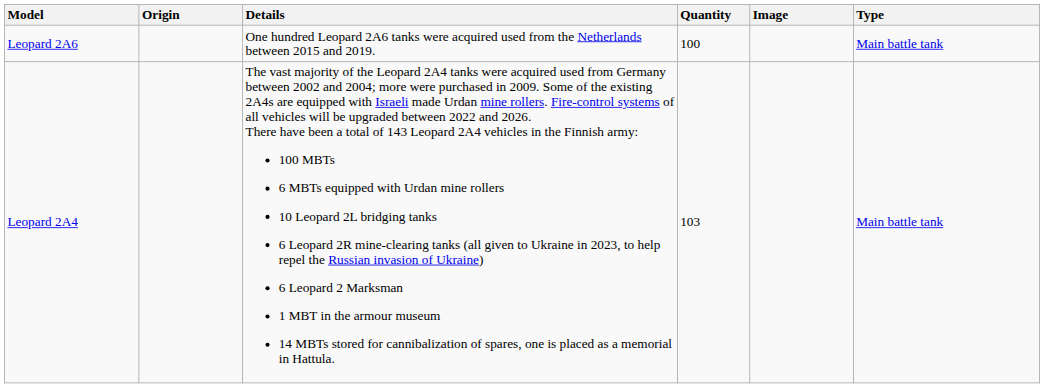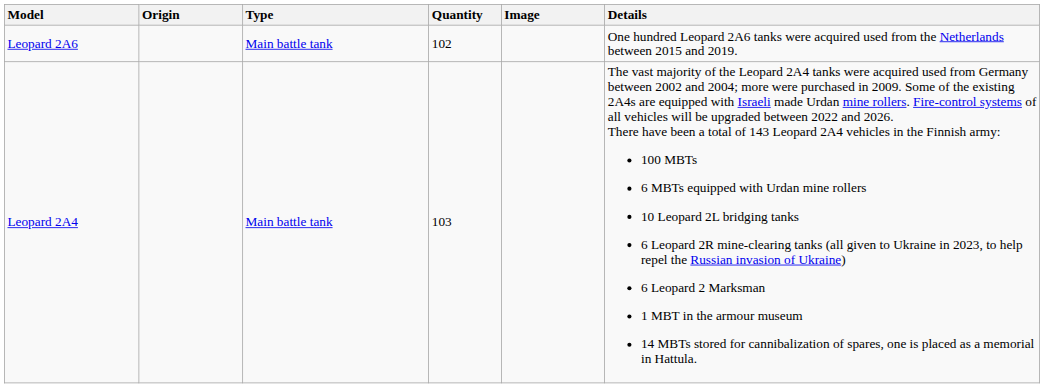columns swapped: (870, 15) <-> (265, 15)
(690, 43) 100 -> (442, 43) 102
